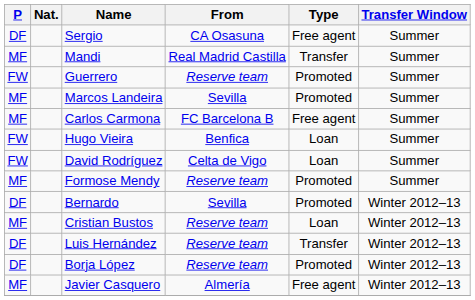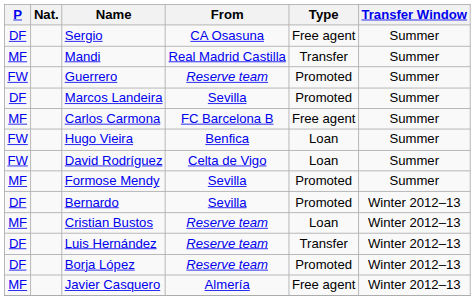(18, 98) MF -> (18, 98) DF
(227, 181) Reserve team -> (227, 181) Sevilla
